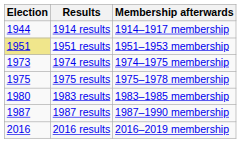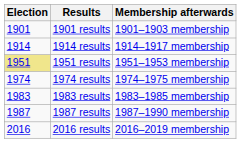+ row: (81, 29)
(19, 29) 1944 -> (19, 46) 1914
(19, 63) 1973 -> (19, 79) 1974
- row: (81, 79)
(19, 96) 1980 -> (19, 96) 1983
